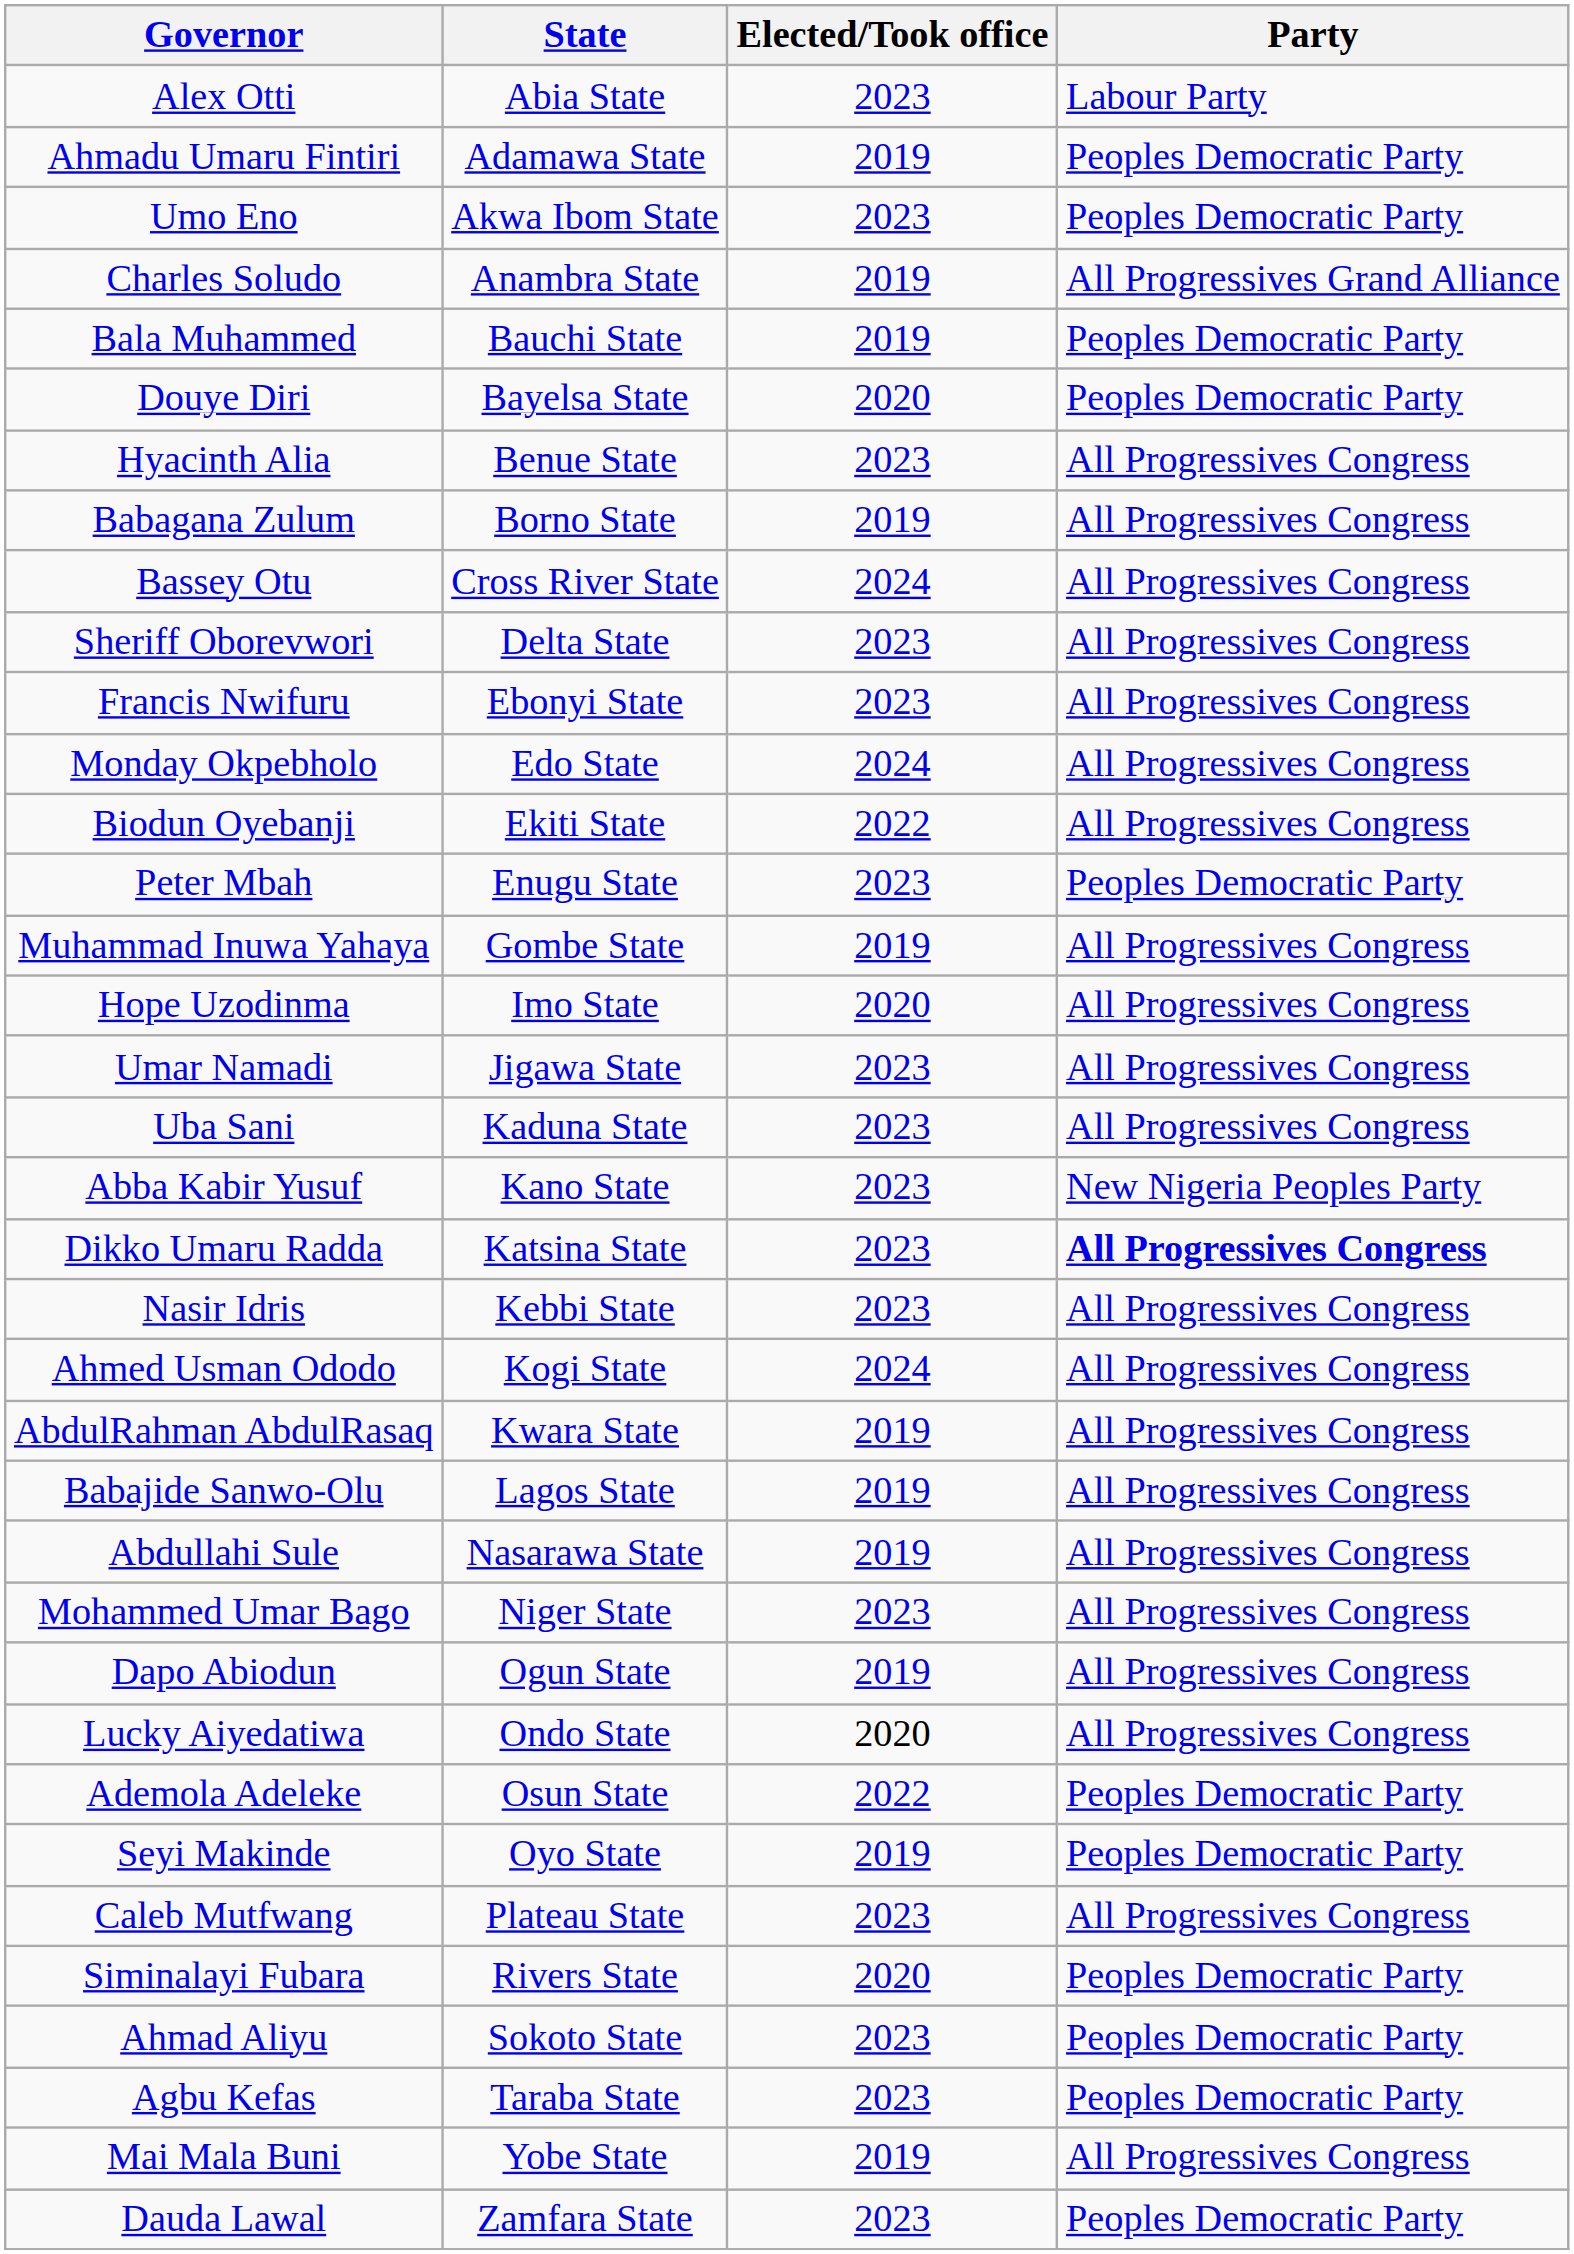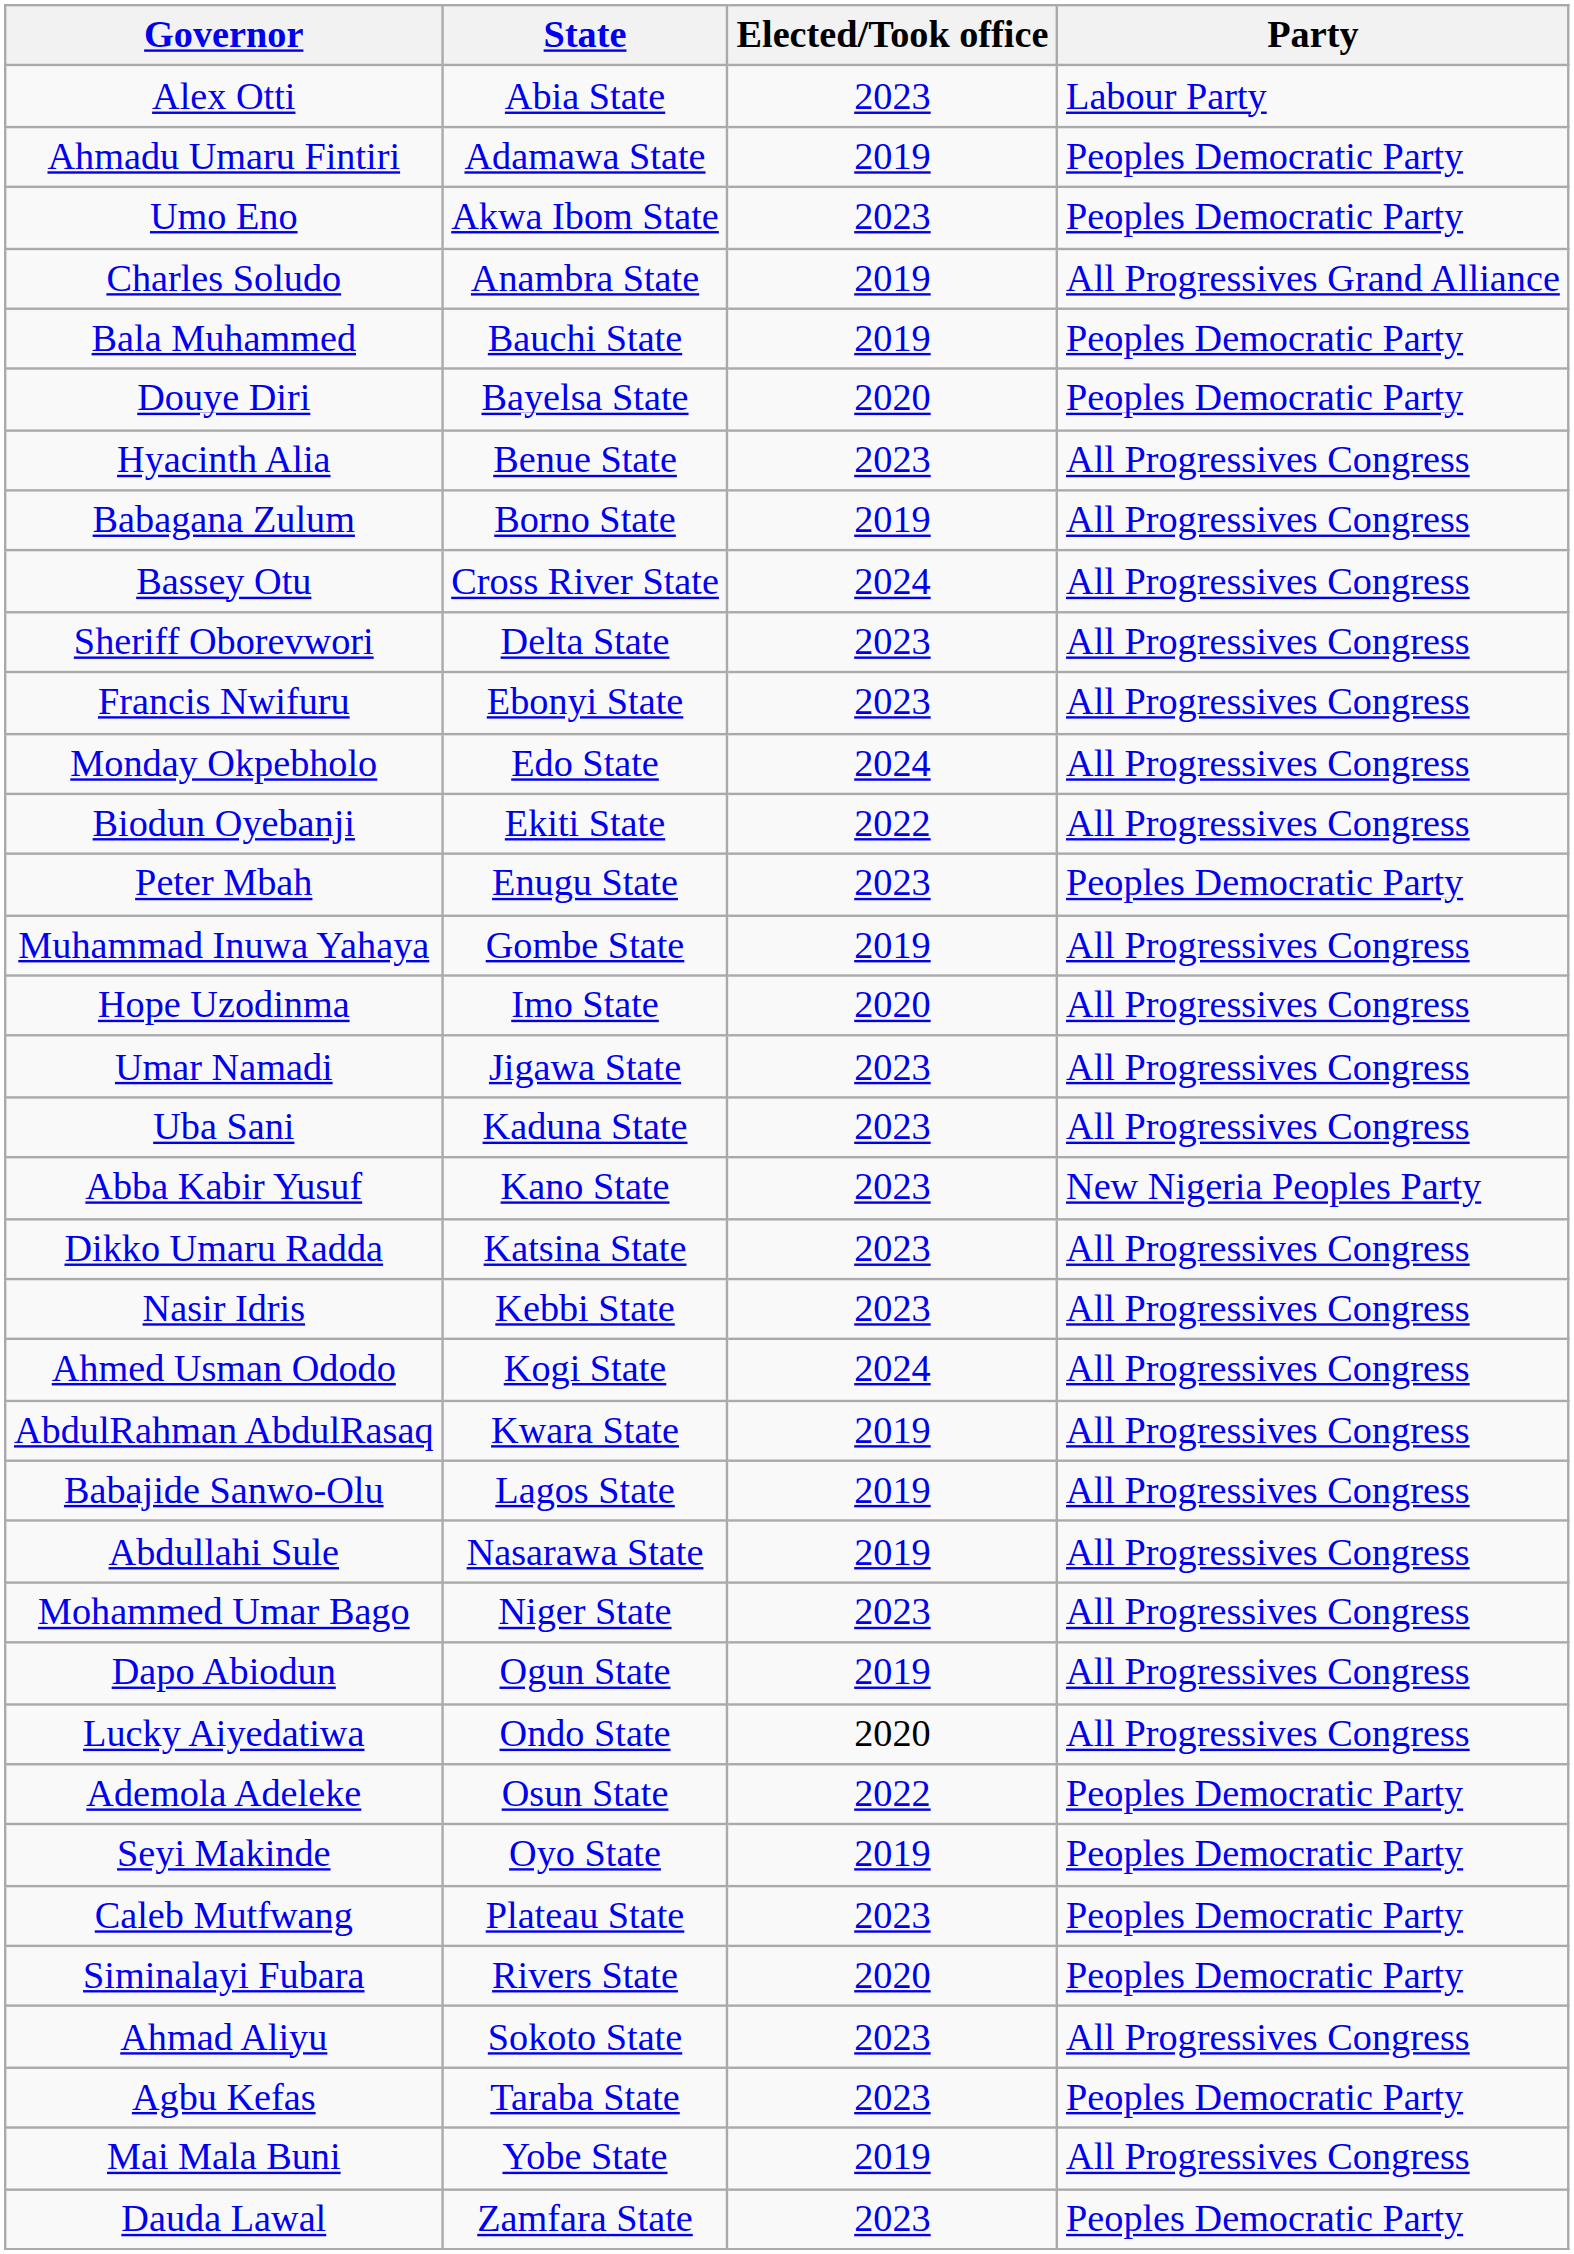(1276, 1247) bold -> (1268, 1247) normal
(1268, 1914) All Progressives Congress -> (1265, 1914) Peoples Democratic Party
(1265, 2036) Peoples Democratic Party -> (1268, 2036) All Progressives Congress
